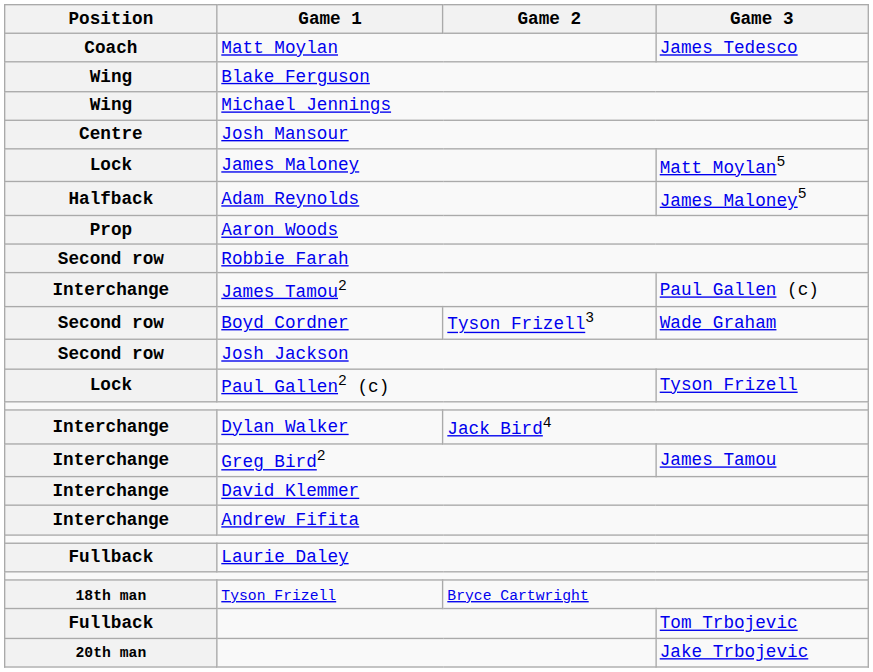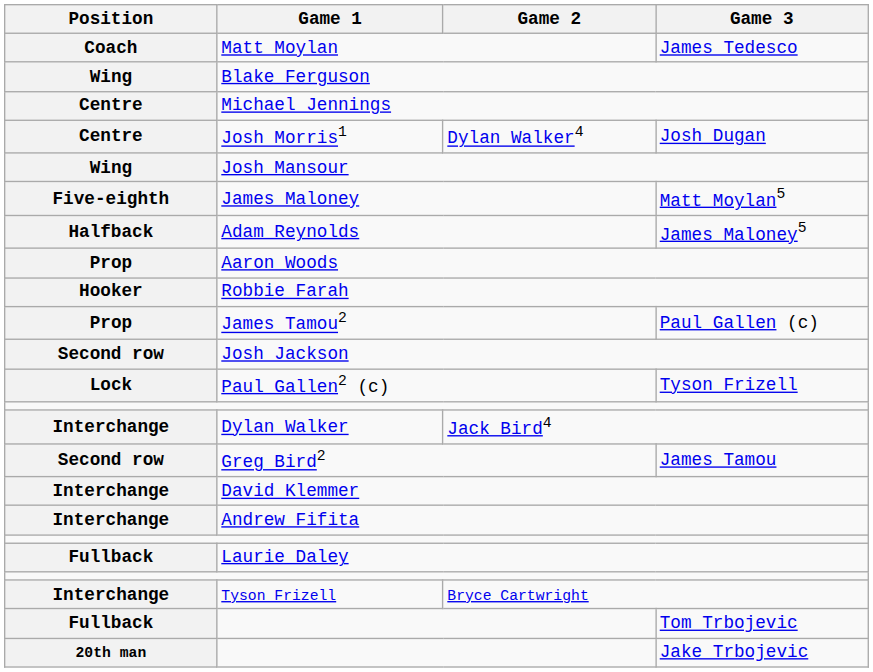(111, 106) Wing -> (111, 106) Centre
+ row: (284, 137)
(111, 134) Centre -> (111, 168) Wing
(111, 165) Lock -> (111, 199) Five-eighth
(111, 259) Second row -> (111, 292) Hooker
(111, 290) Interchange -> (111, 323) Prop
- row: (285, 323)
(111, 460) Interchange -> (111, 460) Second row
(111, 595) 18th man -> (111, 595) Interchange
